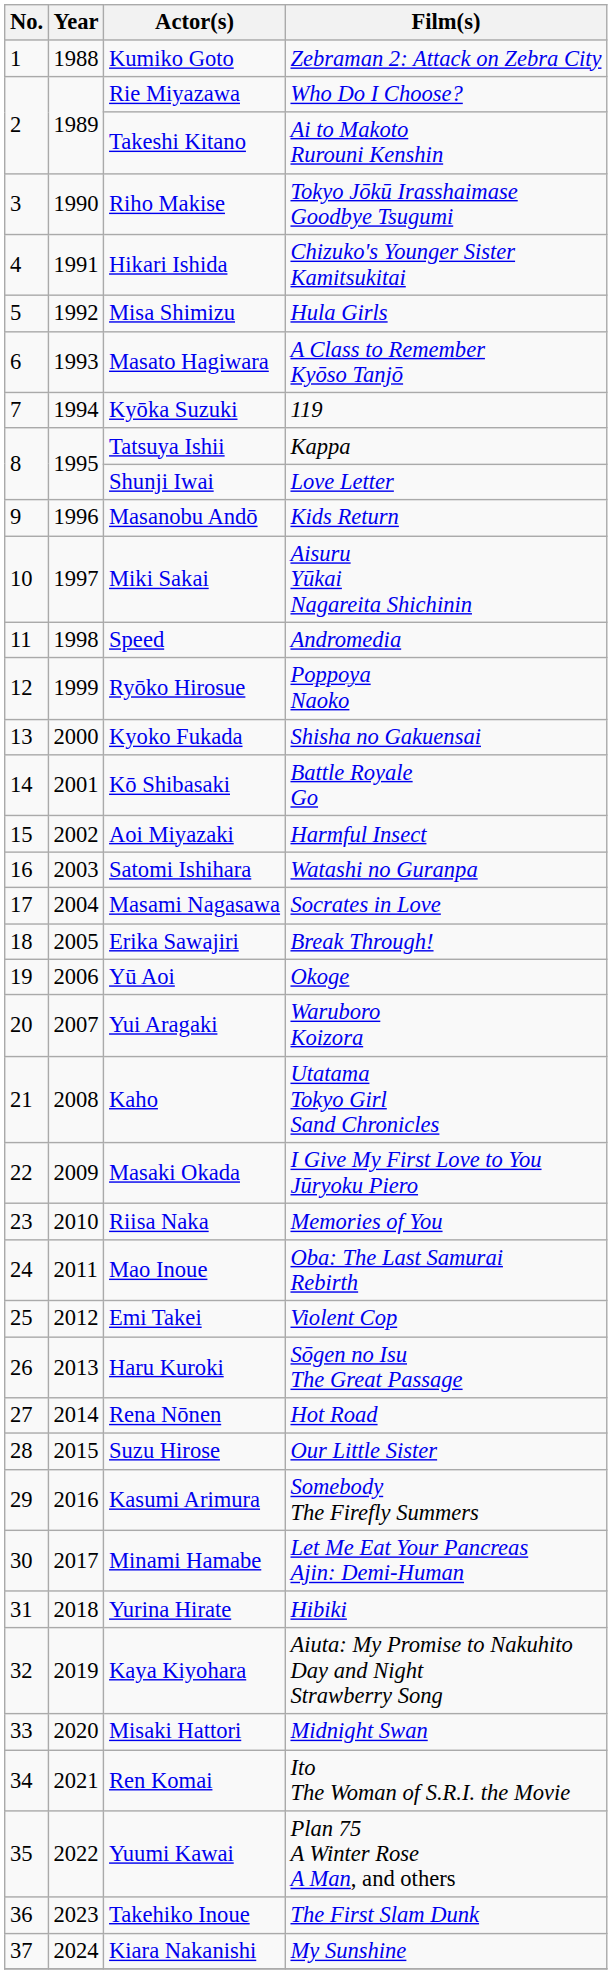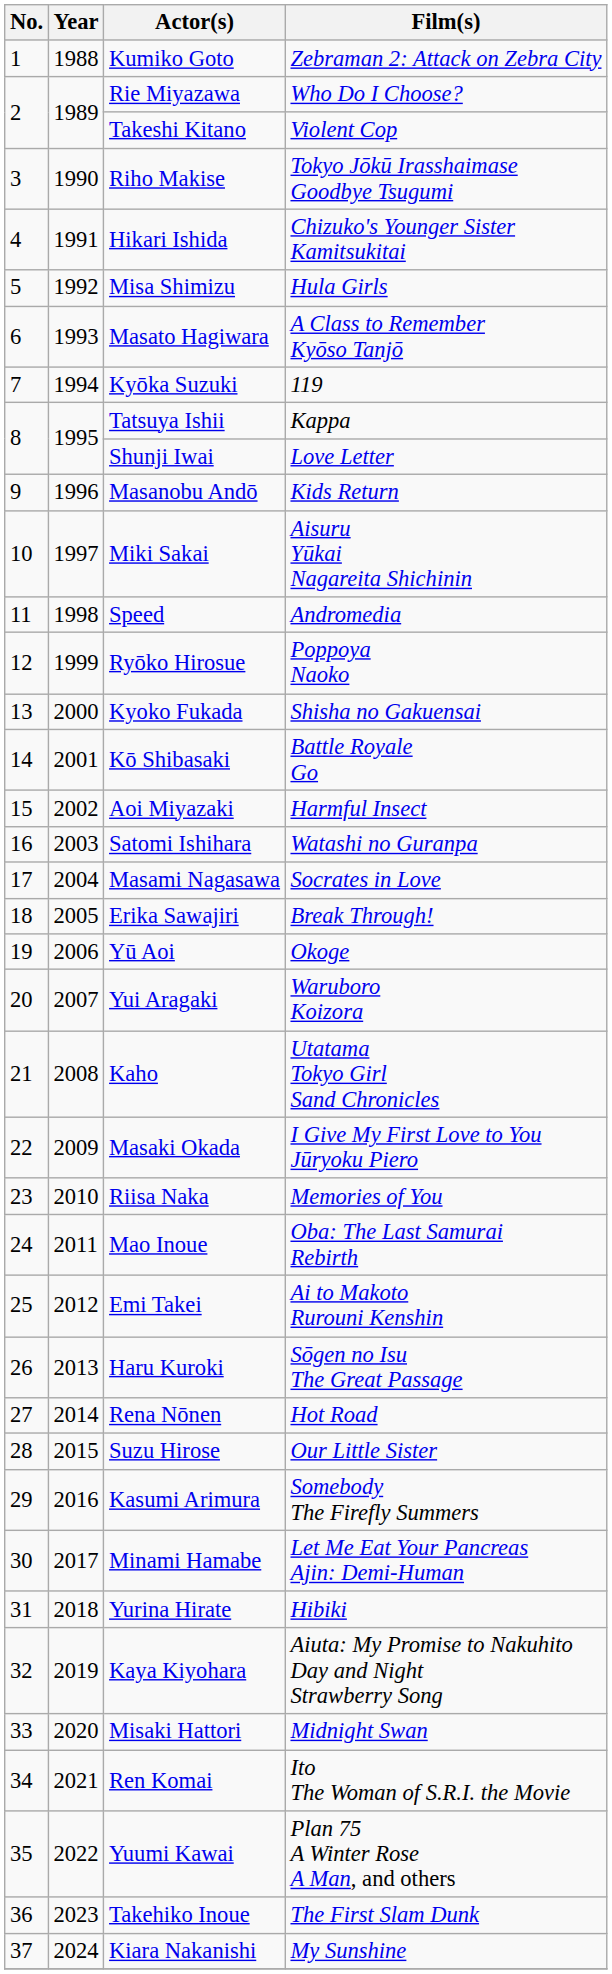(367, 142) Ai to Makoto Rurouni Kenshin -> (344, 129) Violent Cop
(344, 1318) Violent Cop -> (367, 1305) Ai to Makoto Rurouni Kenshin
